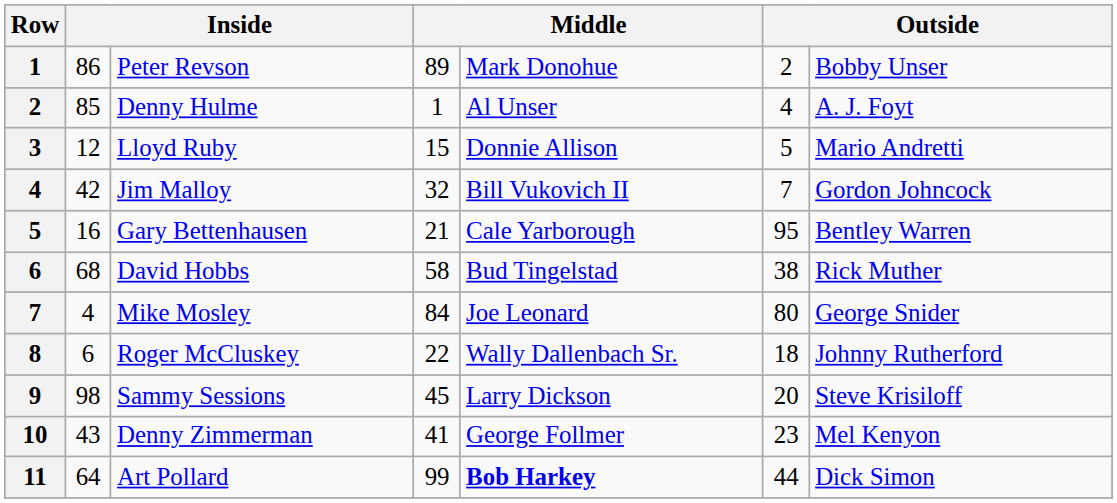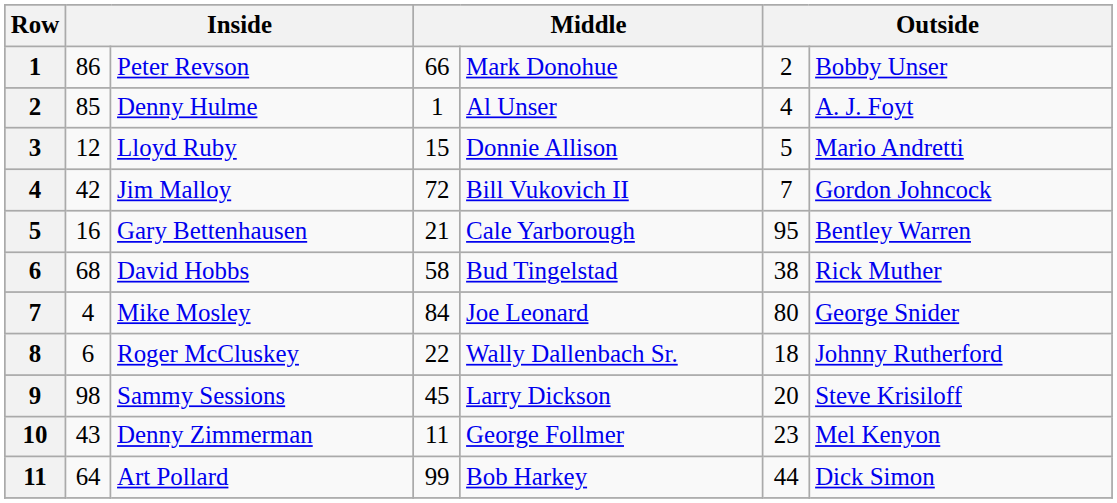(437, 66) 89 -> (437, 66) 66
(437, 189) 32 -> (437, 189) 72
(437, 436) 41 -> (437, 436) 11
(531, 477) bold -> (527, 477) normal
